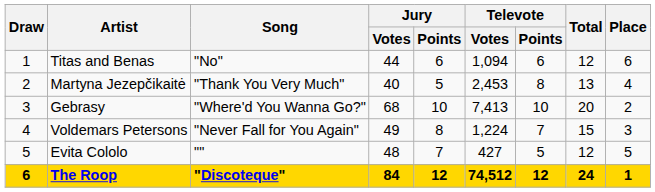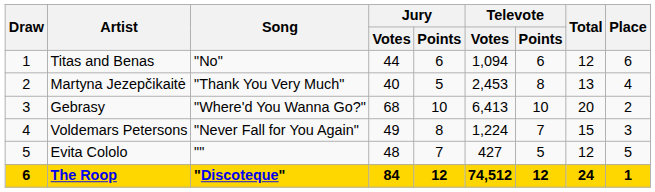(490, 107) 7,413 -> (490, 107) 6,413
